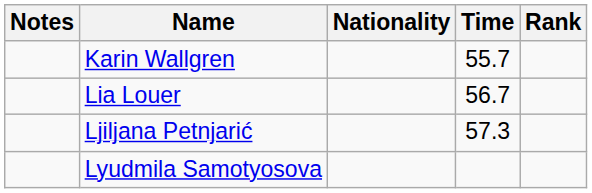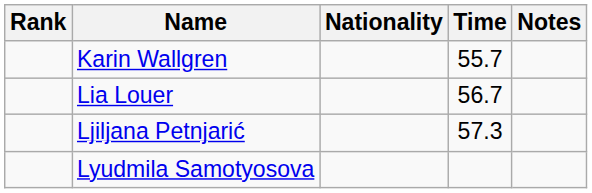columns swapped: (553, 22) <-> (42, 22)
